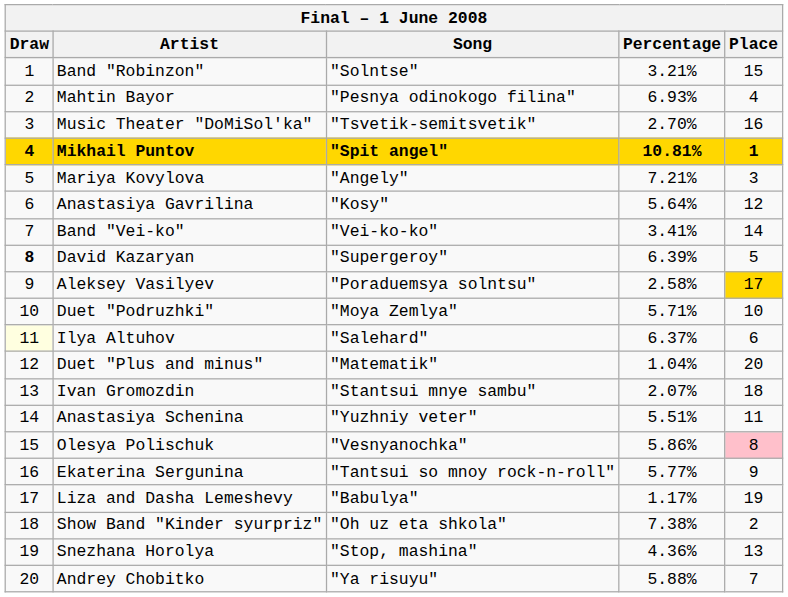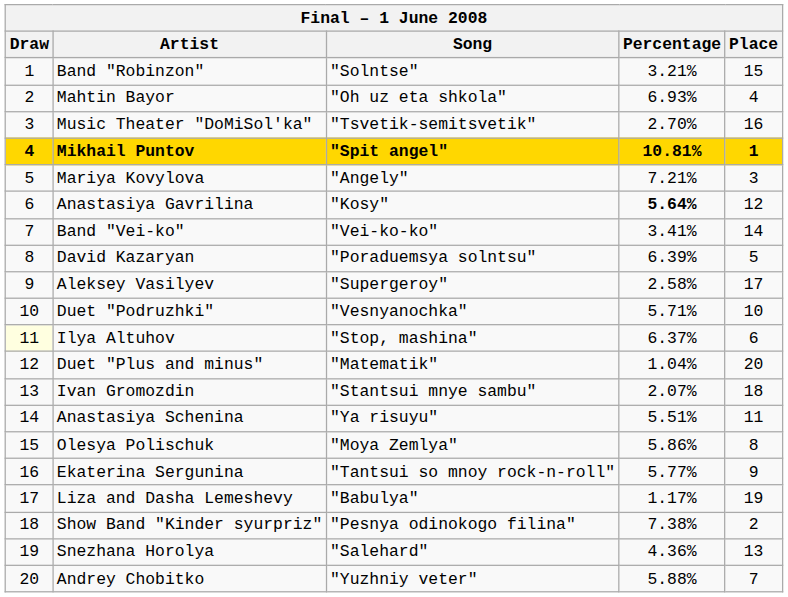(453, 98) "Pesnya odinokogo filina" -> (418, 98) "Oh uz eta shkola"
(672, 205) normal -> (672, 205) bold
(29, 258) bold -> (29, 258) normal
(389, 258) "Supergeroy" -> (433, 258) "Poraduemsya solntsu"
(433, 285) "Poraduemsya solntsu" -> (389, 285) "Supergeroy"
(754, 285) gold background -> (754, 285) no background
(394, 312) "Moya Zemlya" -> (399, 312) "Vesnyanochka"
(379, 338) "Salehard" -> (404, 338) "Stop, mashina"
(404, 418) "Yuzhniy veter" -> (384, 418) "Ya risuyu"
(399, 445) "Vesnyanochka" -> (394, 445) "Moya Zemlya"
(754, 445) pink background -> (754, 445) no background
(418, 525) "Oh uz eta shkola" -> (453, 525) "Pesnya odinokogo filina"
(404, 552) "Stop, mashina" -> (379, 552) "Salehard"
(384, 579) "Ya risuyu" -> (404, 579) "Yuzhniy veter"
